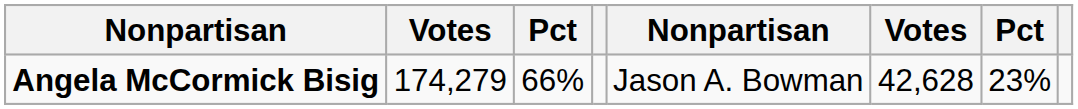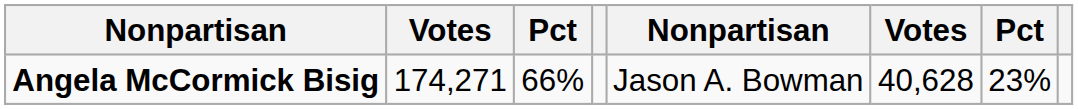(450, 80) 174,279 -> (450, 80) 174,271
(926, 80) 42,628 -> (926, 80) 40,628
